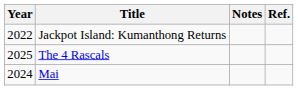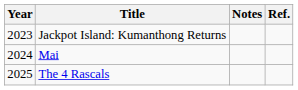(20, 34) 2022 -> (20, 34) 2023
rows swapped: (49, 74) <-> (74, 54)
